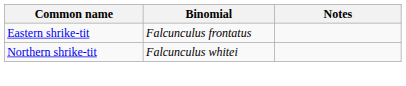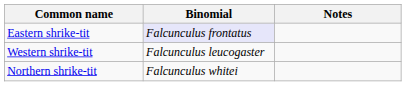(199, 33) no background -> (199, 33) lavender background
+ row: (50, 52)
